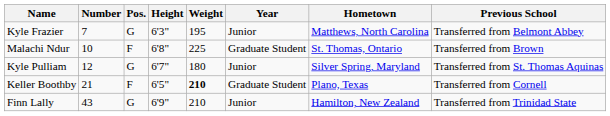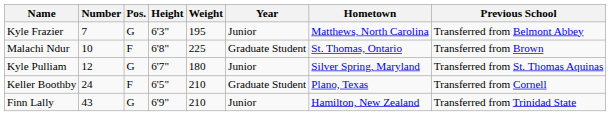(87, 84) 21 -> (87, 84) 24
(197, 84) bold -> (197, 84) normal
